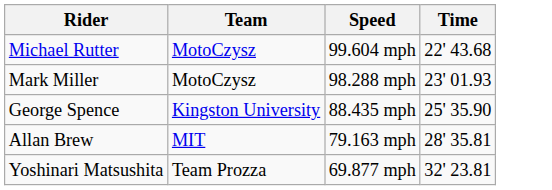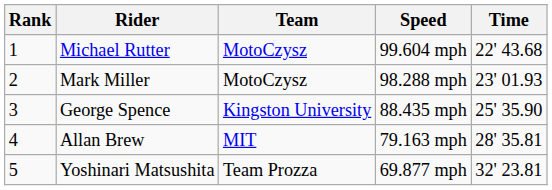+ column: (30, 19)
